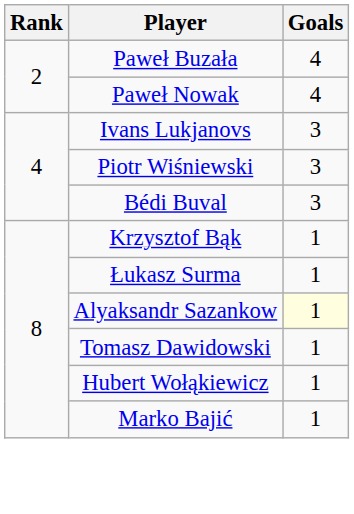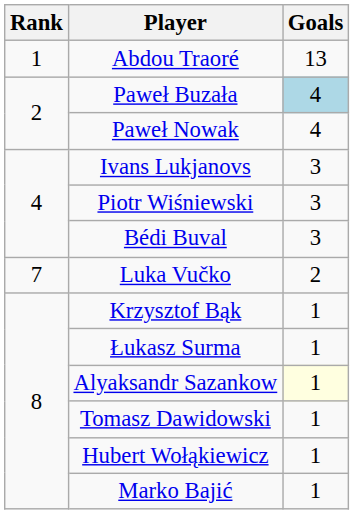+ row: (175, 58)
(316, 58) no background -> (316, 94) lightblue background
+ row: (175, 274)
